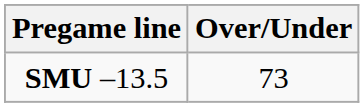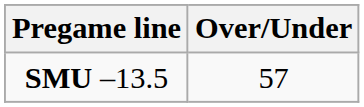(274, 76) 73 -> (274, 76) 57
